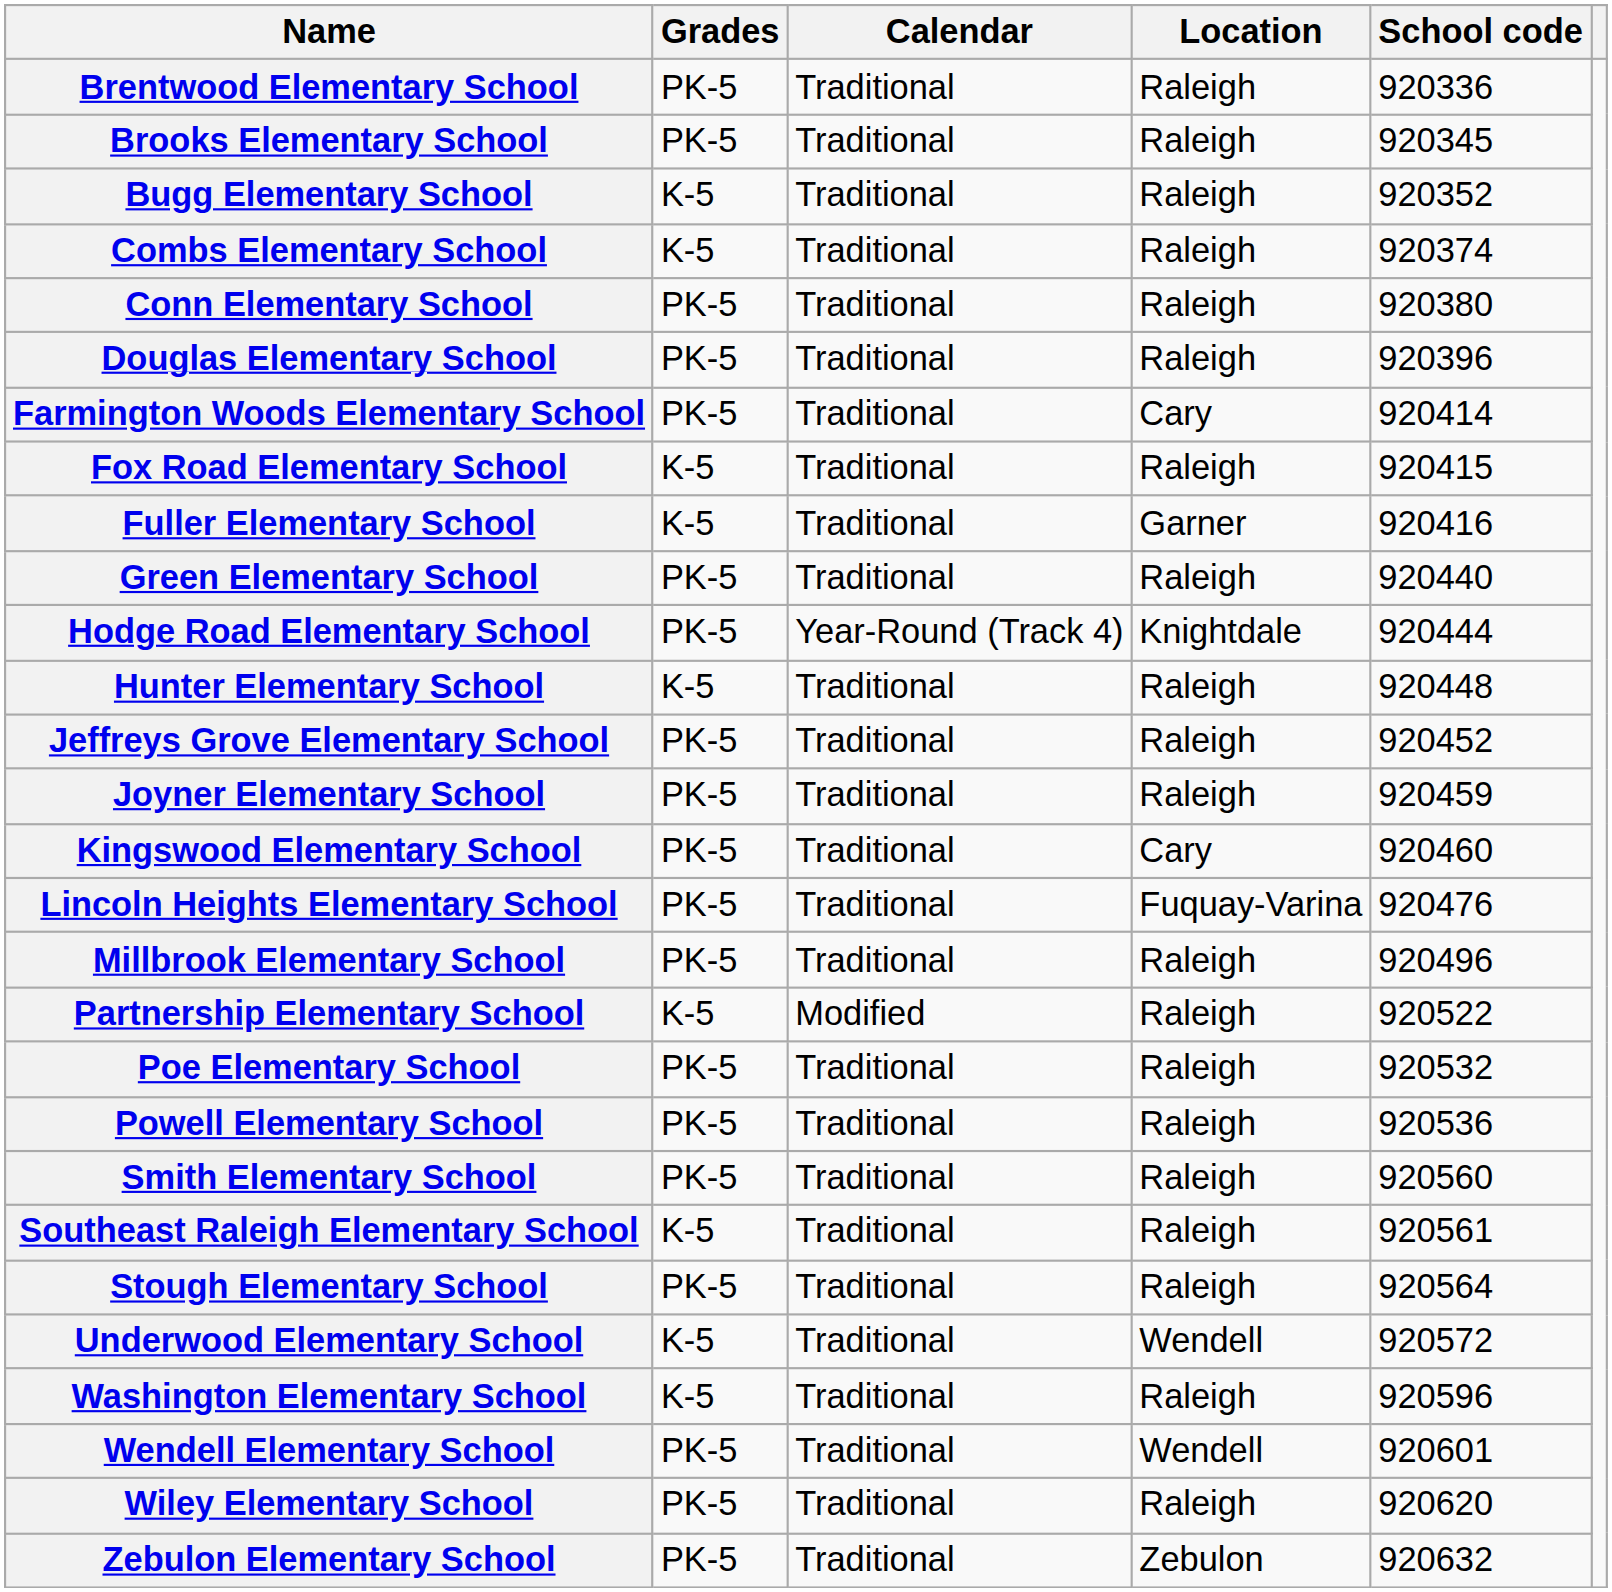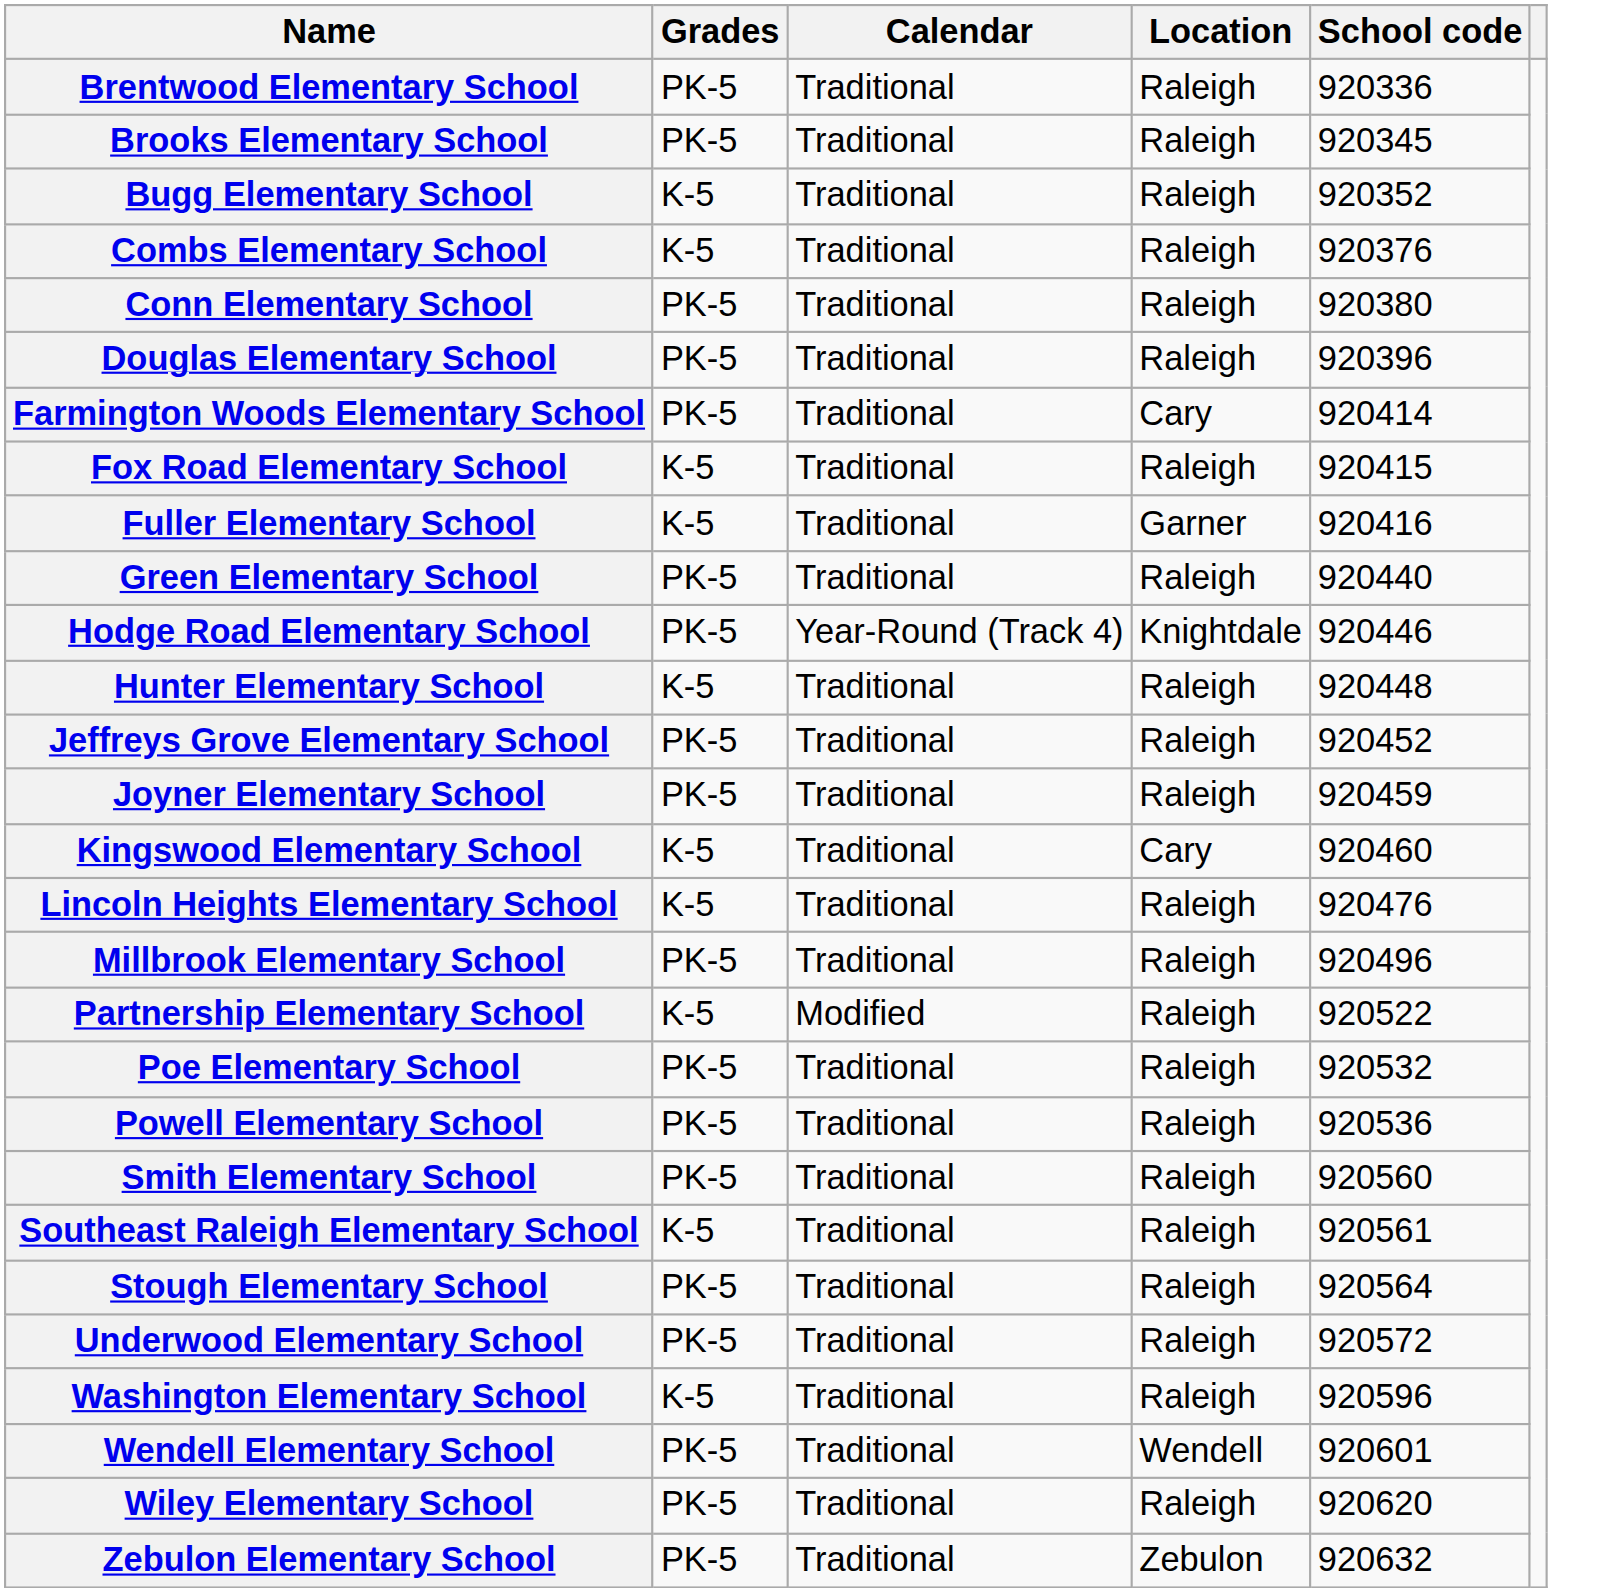(1436, 250) 920374 -> (1375, 250) 920376
(1436, 631) 920444 -> (1375, 631) 920446
(699, 850) PK-5 -> (688, 850) K-5
(699, 904) PK-5 -> (688, 904) K-5
(1251, 904) Fuquay-Varina -> (1198, 904) Raleigh
(688, 1341) K-5 -> (699, 1341) PK-5
(1201, 1341) Wendell -> (1198, 1341) Raleigh
